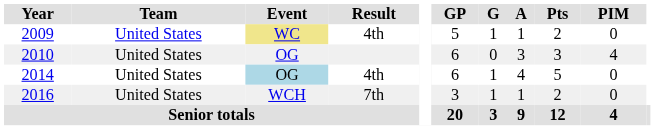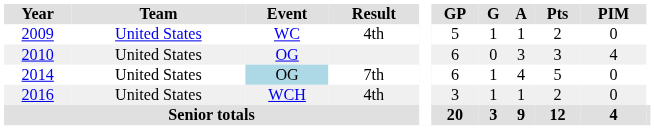(287, 34) khaki background -> (287, 34) no background
(374, 74) 4th -> (374, 74) 7th
(374, 94) 7th -> (374, 94) 4th
